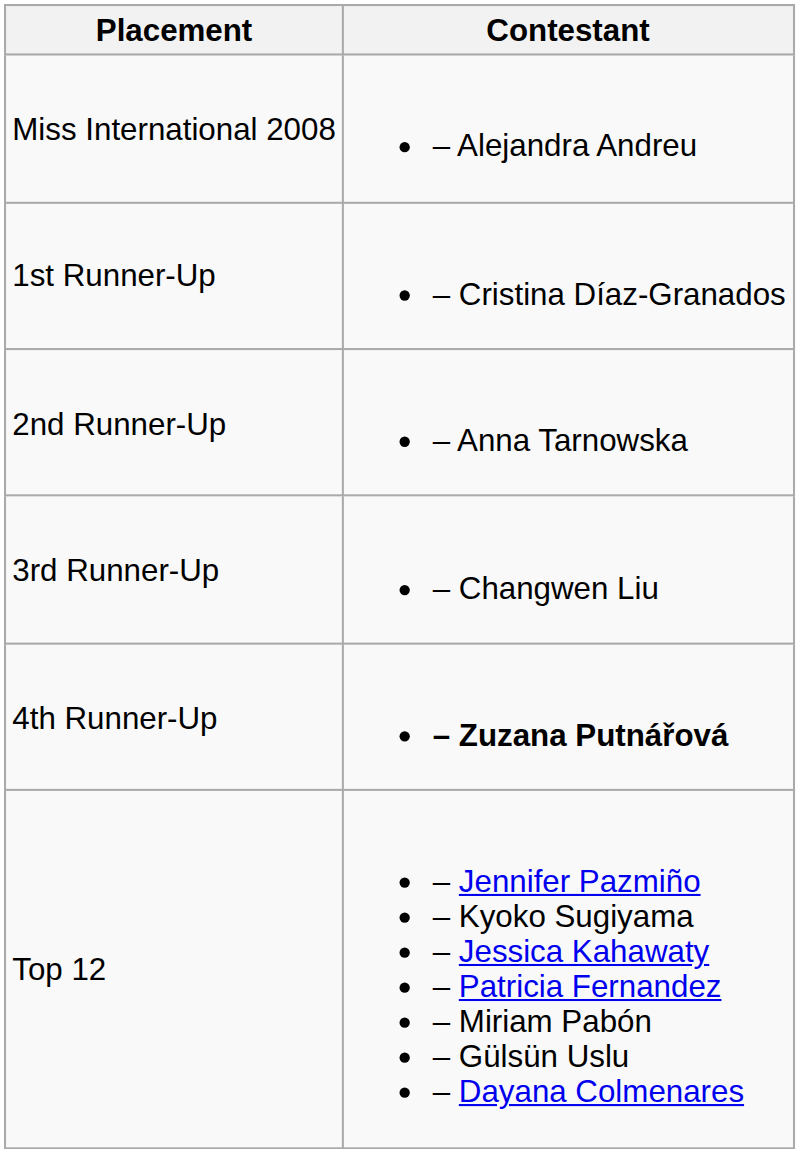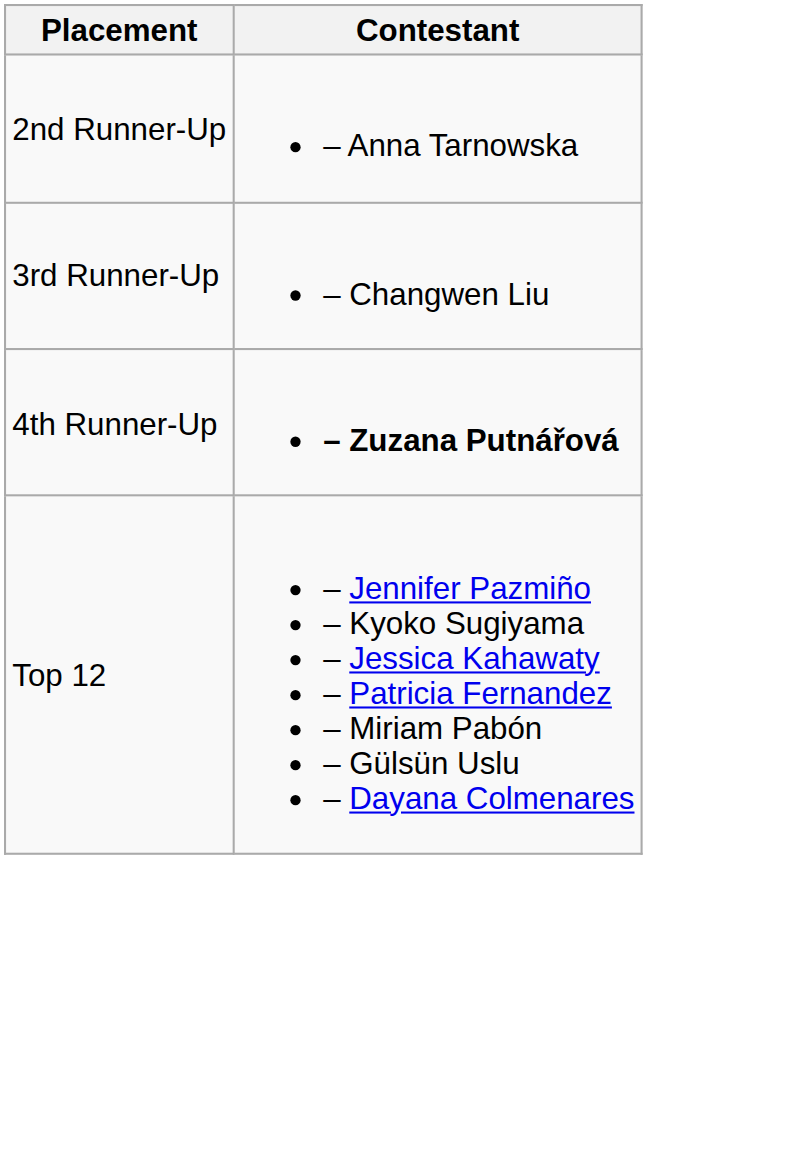- row: (174, 128)
- row: (114, 276)
